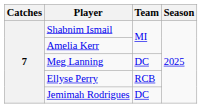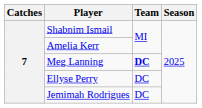(142, 62) normal -> (142, 62) bold
(145, 78) RCB -> (142, 78) DC
